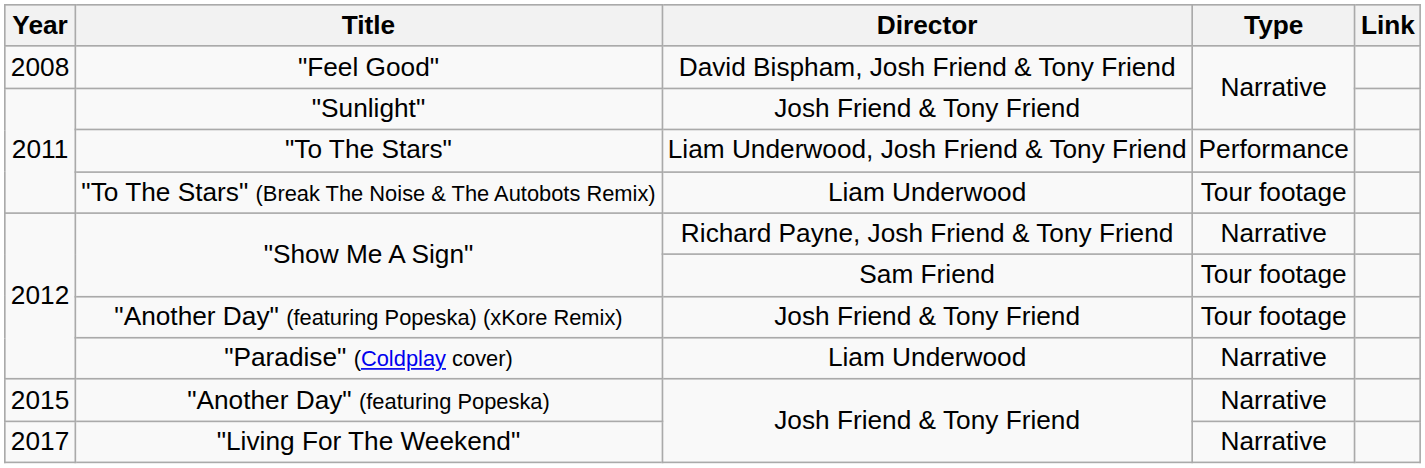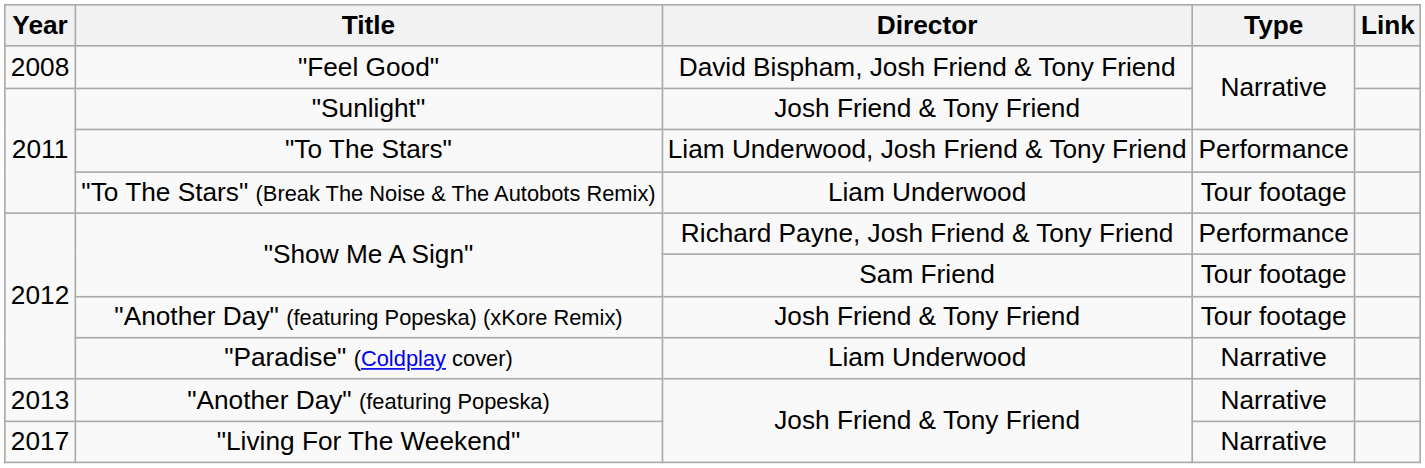(1274, 233) Narrative -> (1274, 233) Performance
(40, 399) 2015 -> (40, 399) 2013
